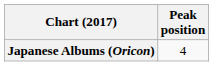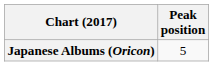(183, 50) 4 -> (183, 50) 5
